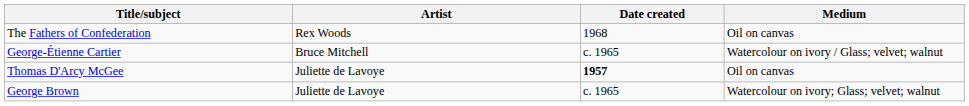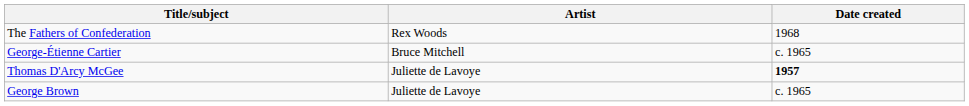- column: (844, 14)
